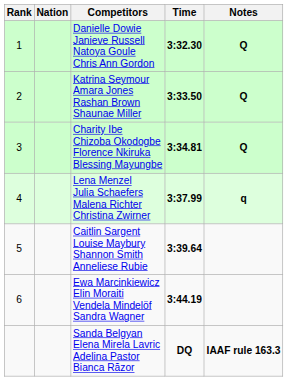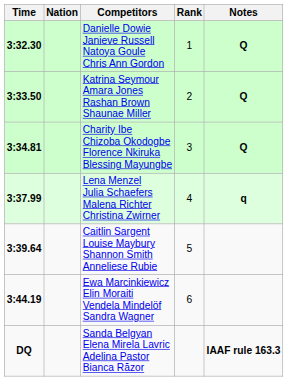columns swapped: (19, 12) <-> (184, 12)
